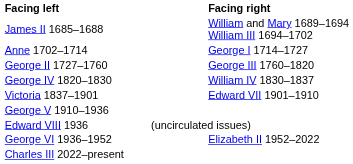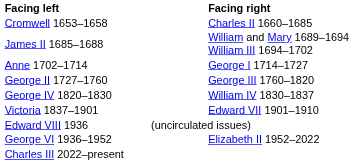+ row: (56, 23)
- row: (57, 110)
